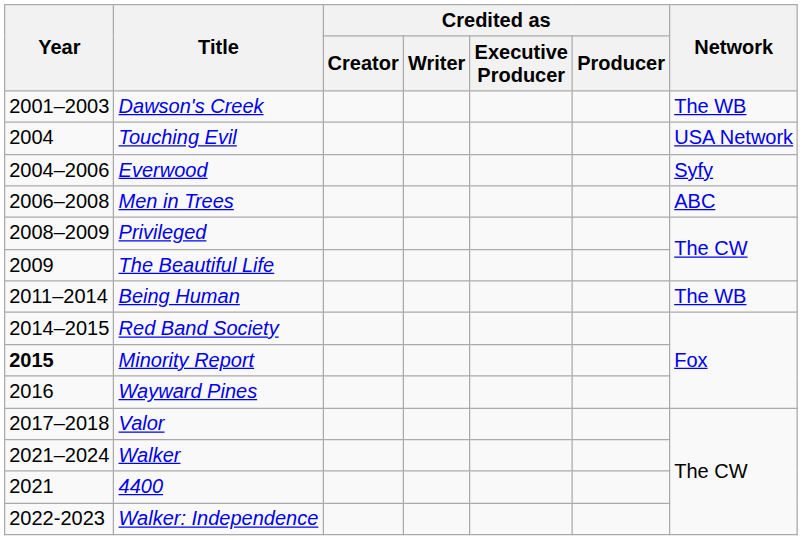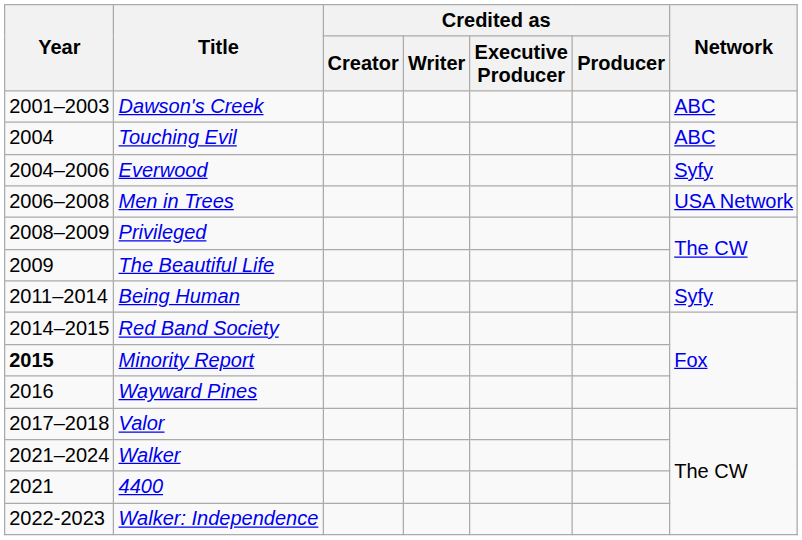(710, 106) The WB -> (695, 106) ABC
(734, 138) USA Network -> (695, 138) ABC
(695, 201) ABC -> (734, 201) USA Network
(710, 296) The WB -> (694, 296) Syfy
